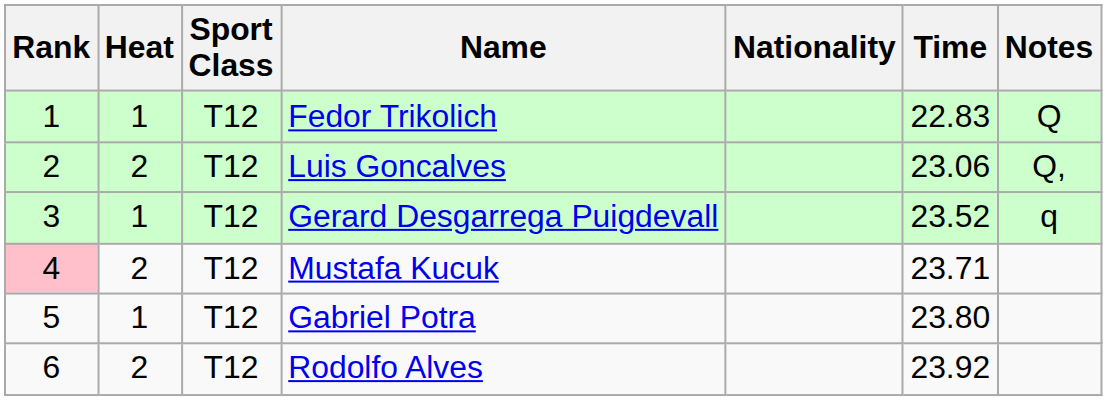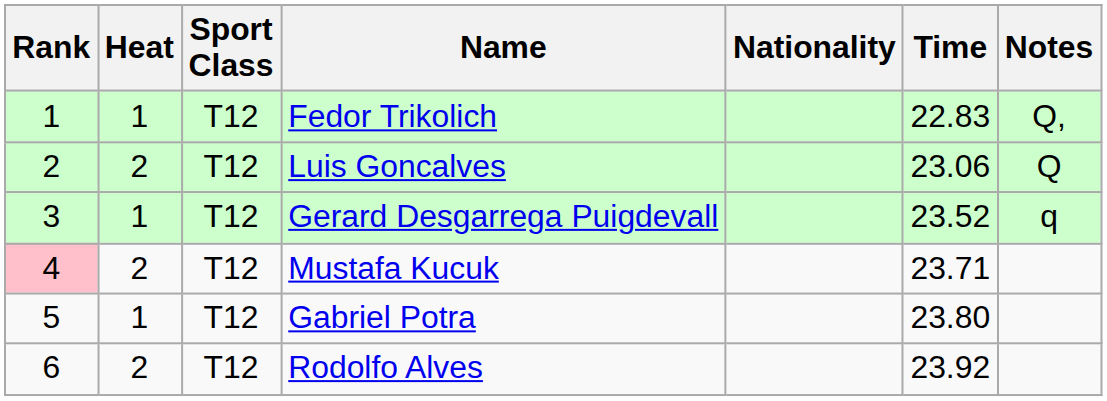(1049, 116) Q -> (1049, 116) Q,
(1049, 166) Q, -> (1049, 166) Q
